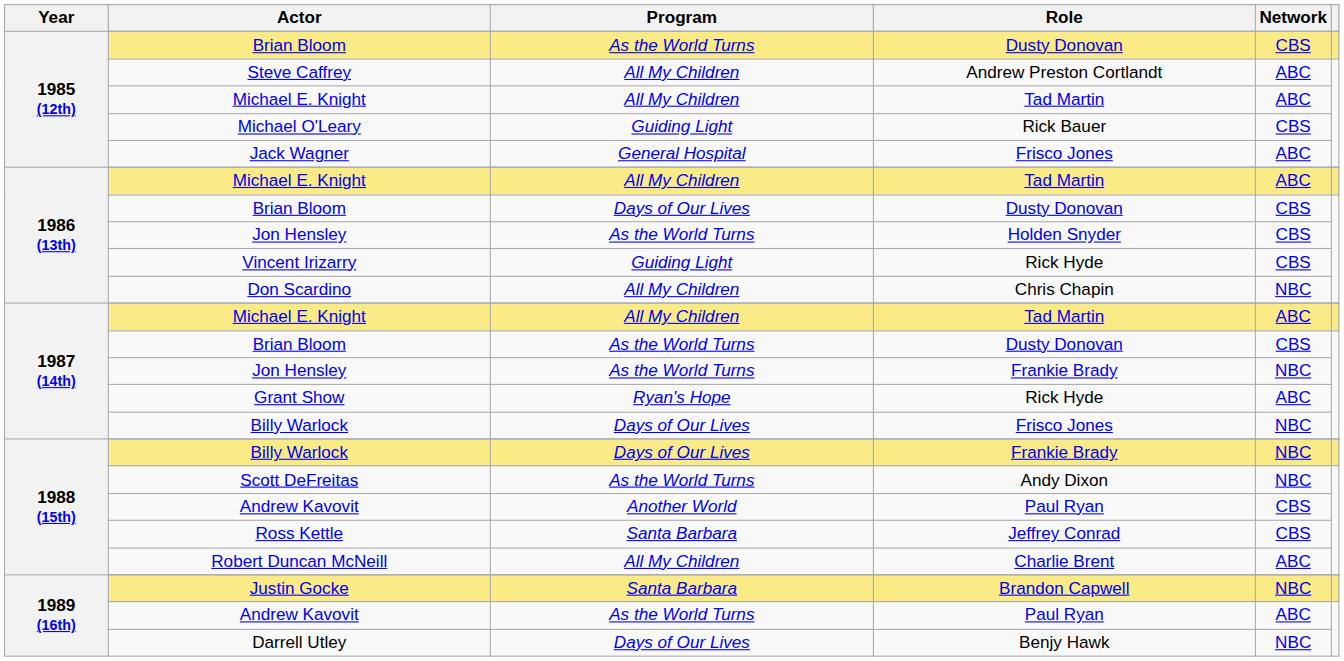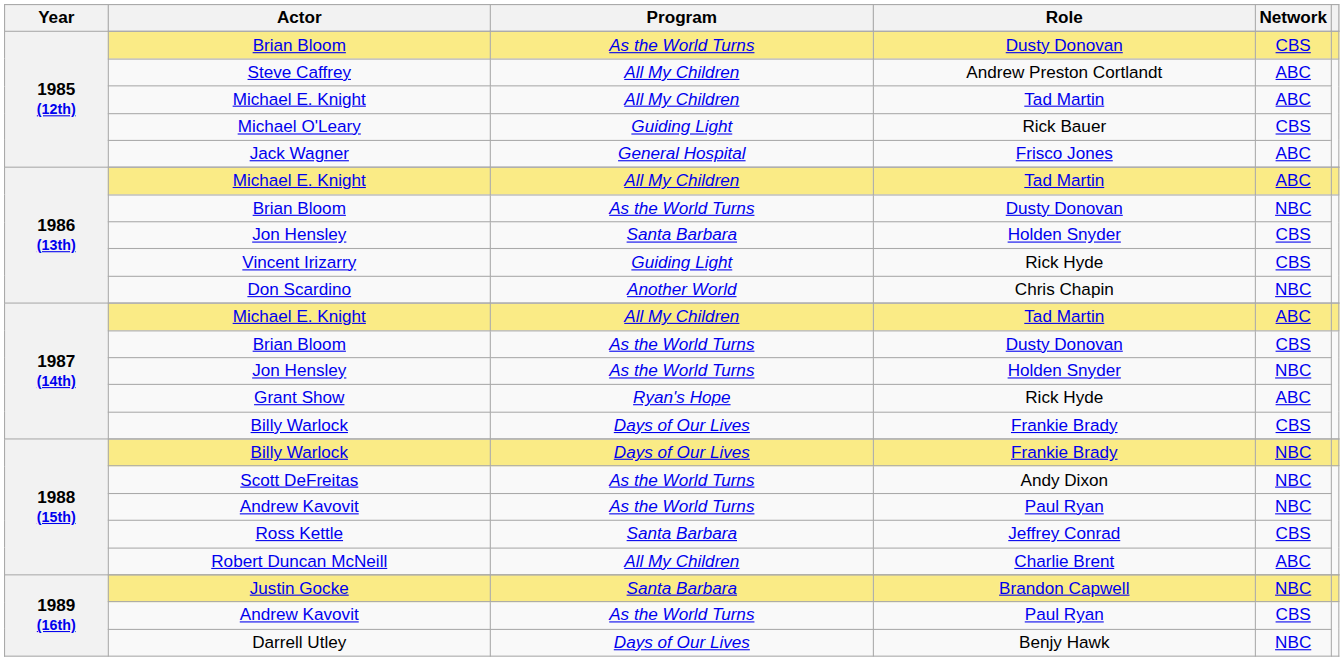(682, 208) Days of Our Lives -> (682, 208) As the World Turns
(1293, 208) CBS -> (1293, 208) NBC
(682, 235) As the World Turns -> (682, 235) Santa Barbara
(682, 289) All My Children -> (682, 289) Another World
(1064, 371) Frankie Brady -> (1064, 371) Holden Snyder
(1064, 425) Frisco Jones -> (1064, 425) Frankie Brady
(1293, 425) NBC -> (1293, 425) CBS
(682, 506) Another World -> (682, 506) As the World Turns
(1293, 506) CBS -> (1293, 506) NBC
(1293, 615) ABC -> (1293, 615) CBS
